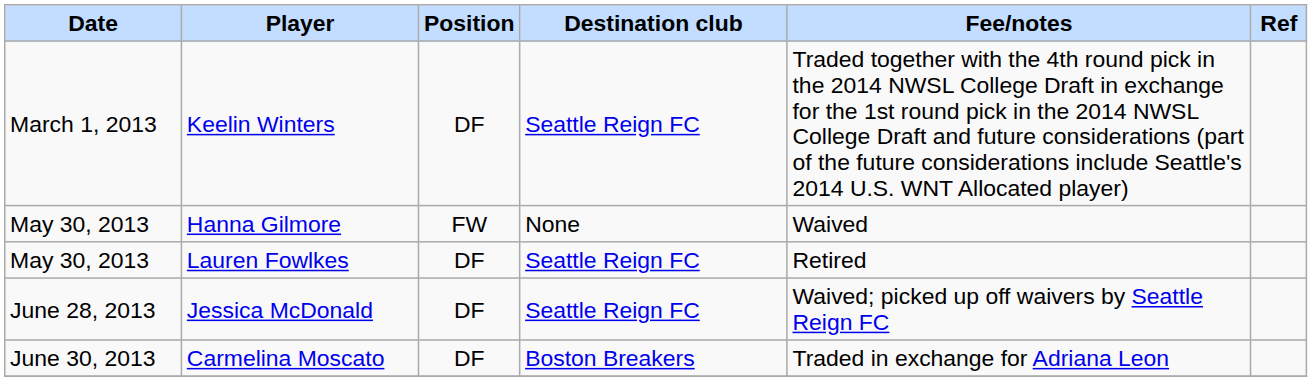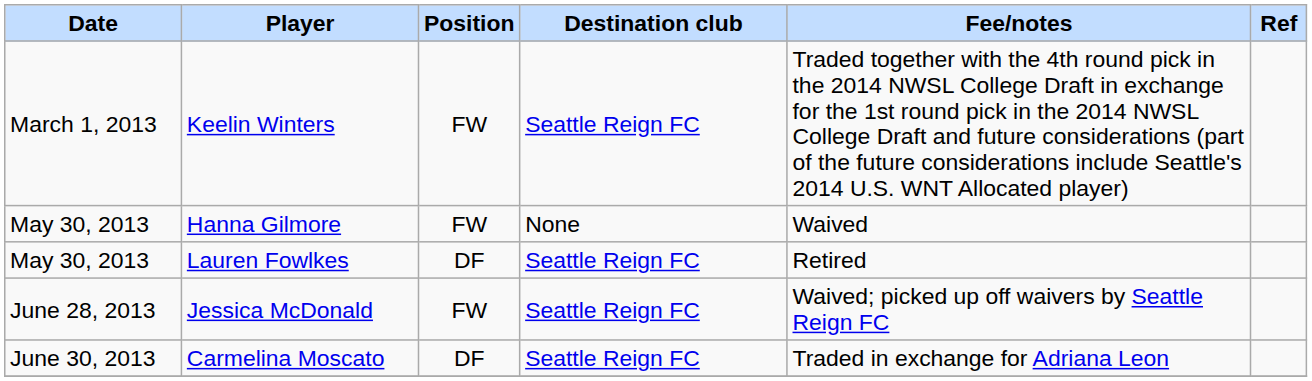(469, 124) DF -> (469, 124) FW
(469, 310) DF -> (469, 310) FW
(610, 359) Boston Breakers -> (612, 359) Seattle Reign FC
